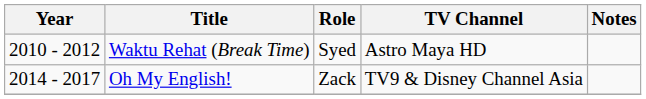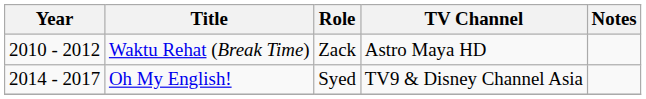(337, 49) Syed -> (337, 49) Zack
(337, 79) Zack -> (337, 79) Syed
